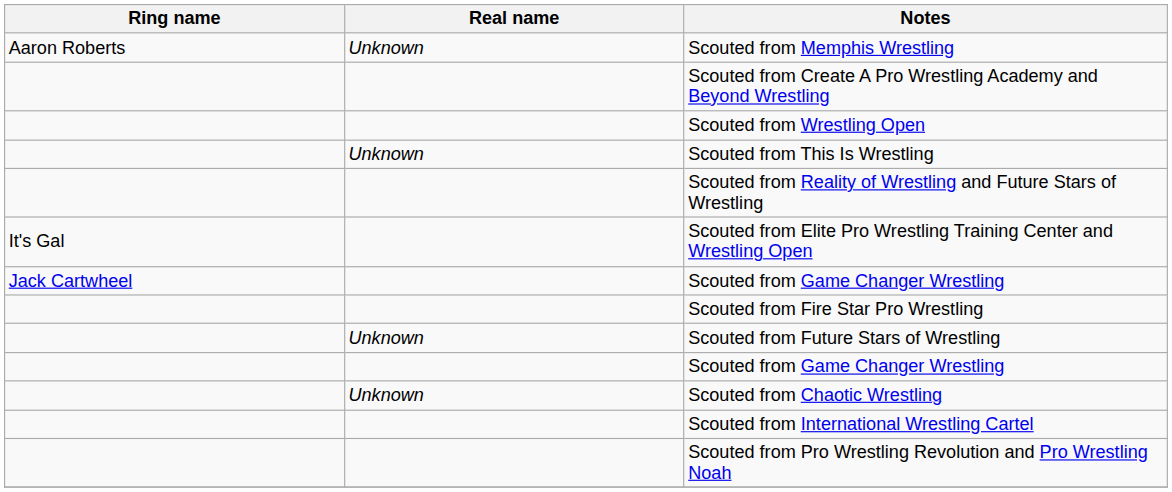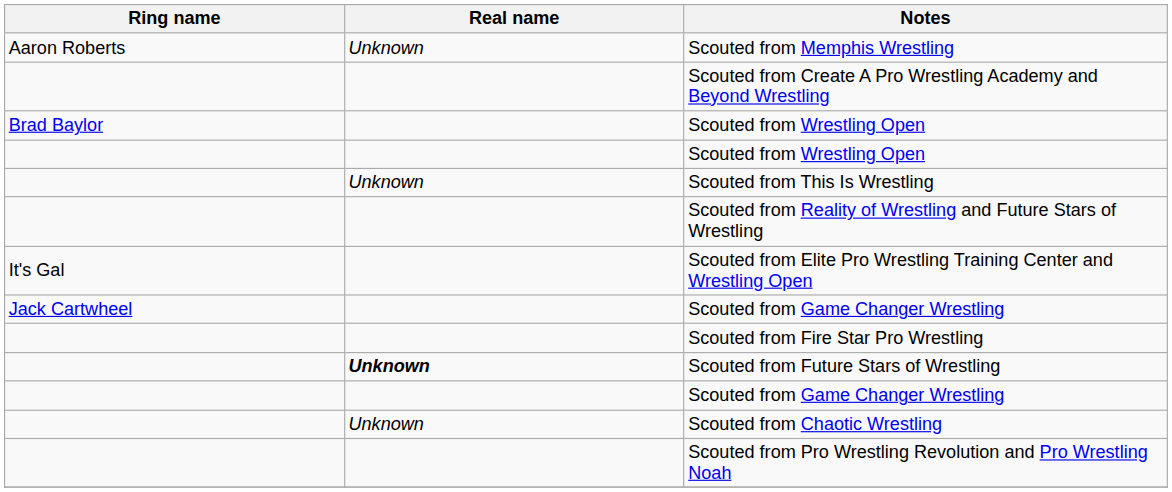+ row: (56, 125)
(386, 337) normal -> (389, 366) bold
- row: (174, 424)
